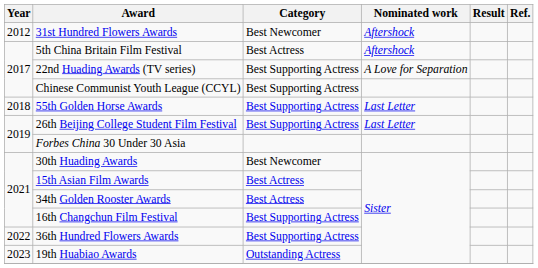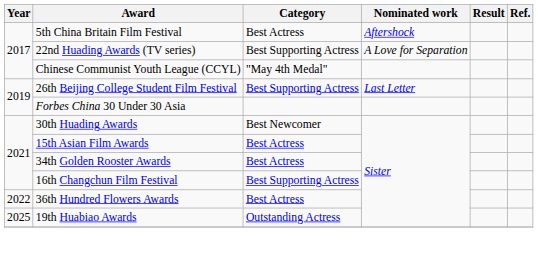- row: (106, 32)
(302, 87) Best Supporting Actress -> (287, 69) "May 4th Medal"
- row: (99, 106)
(302, 236) Best Supporting Actress -> (275, 198) Best Actress
(19, 254) 2023 -> (19, 217) 2025
